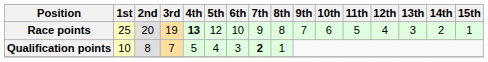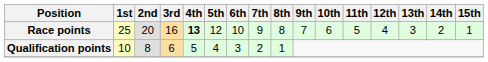(172, 30) 19 -> (172, 30) 16
(172, 48) 7 -> (172, 48) 6
(260, 48) bold -> (260, 48) normal
